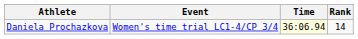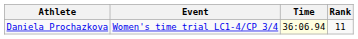(340, 26) 14 -> (340, 26) 11
